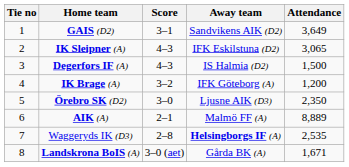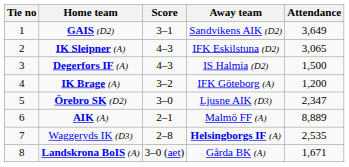(314, 100) 2,350 -> (314, 100) 2,347
